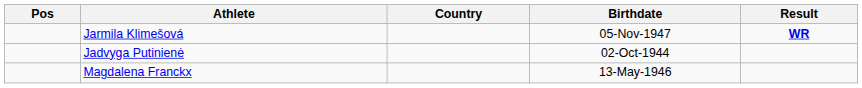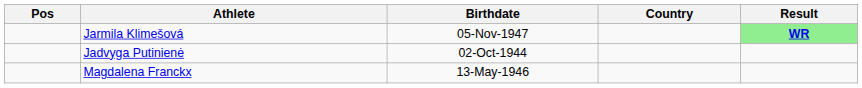columns swapped: (635, 14) <-> (459, 14)
(799, 33) no background -> (799, 33) lightgreen background
